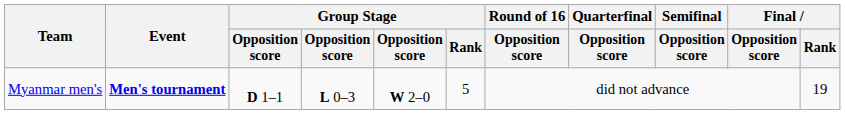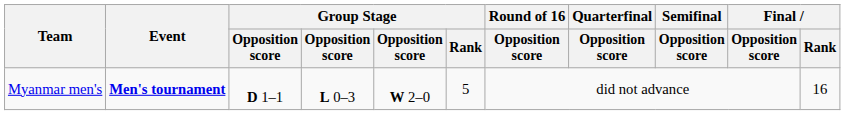(820, 89) 19 -> (820, 89) 16
